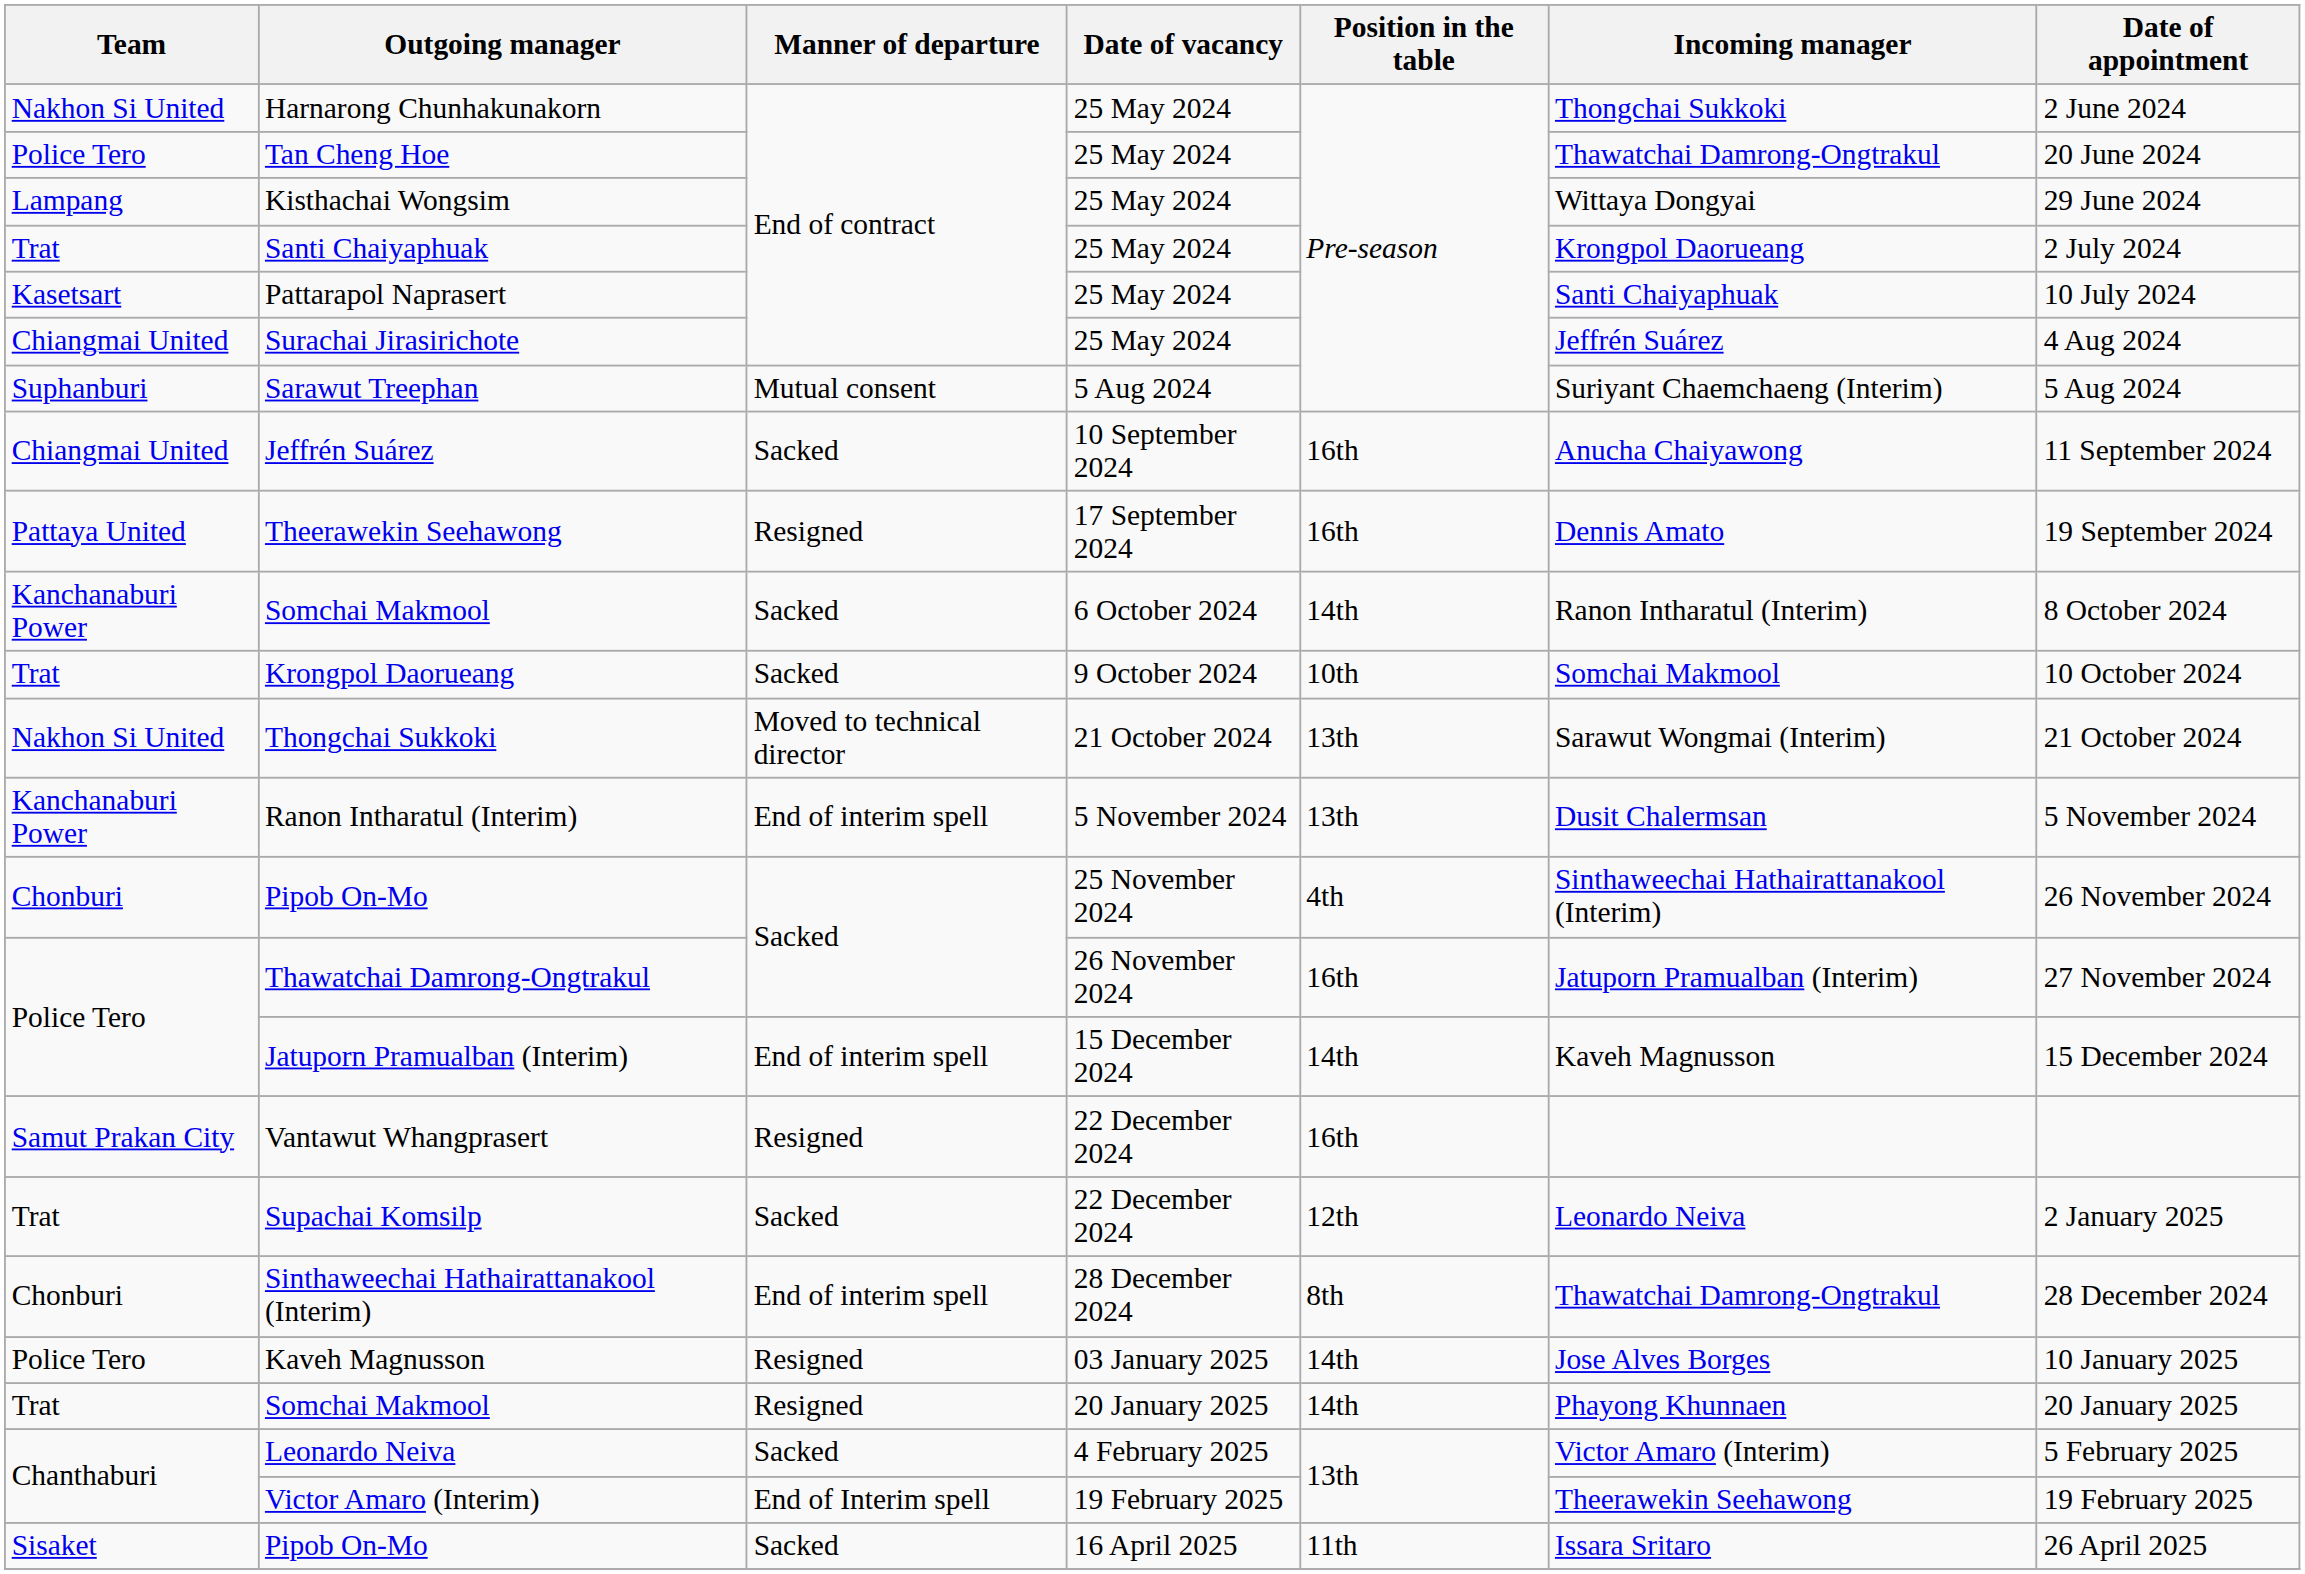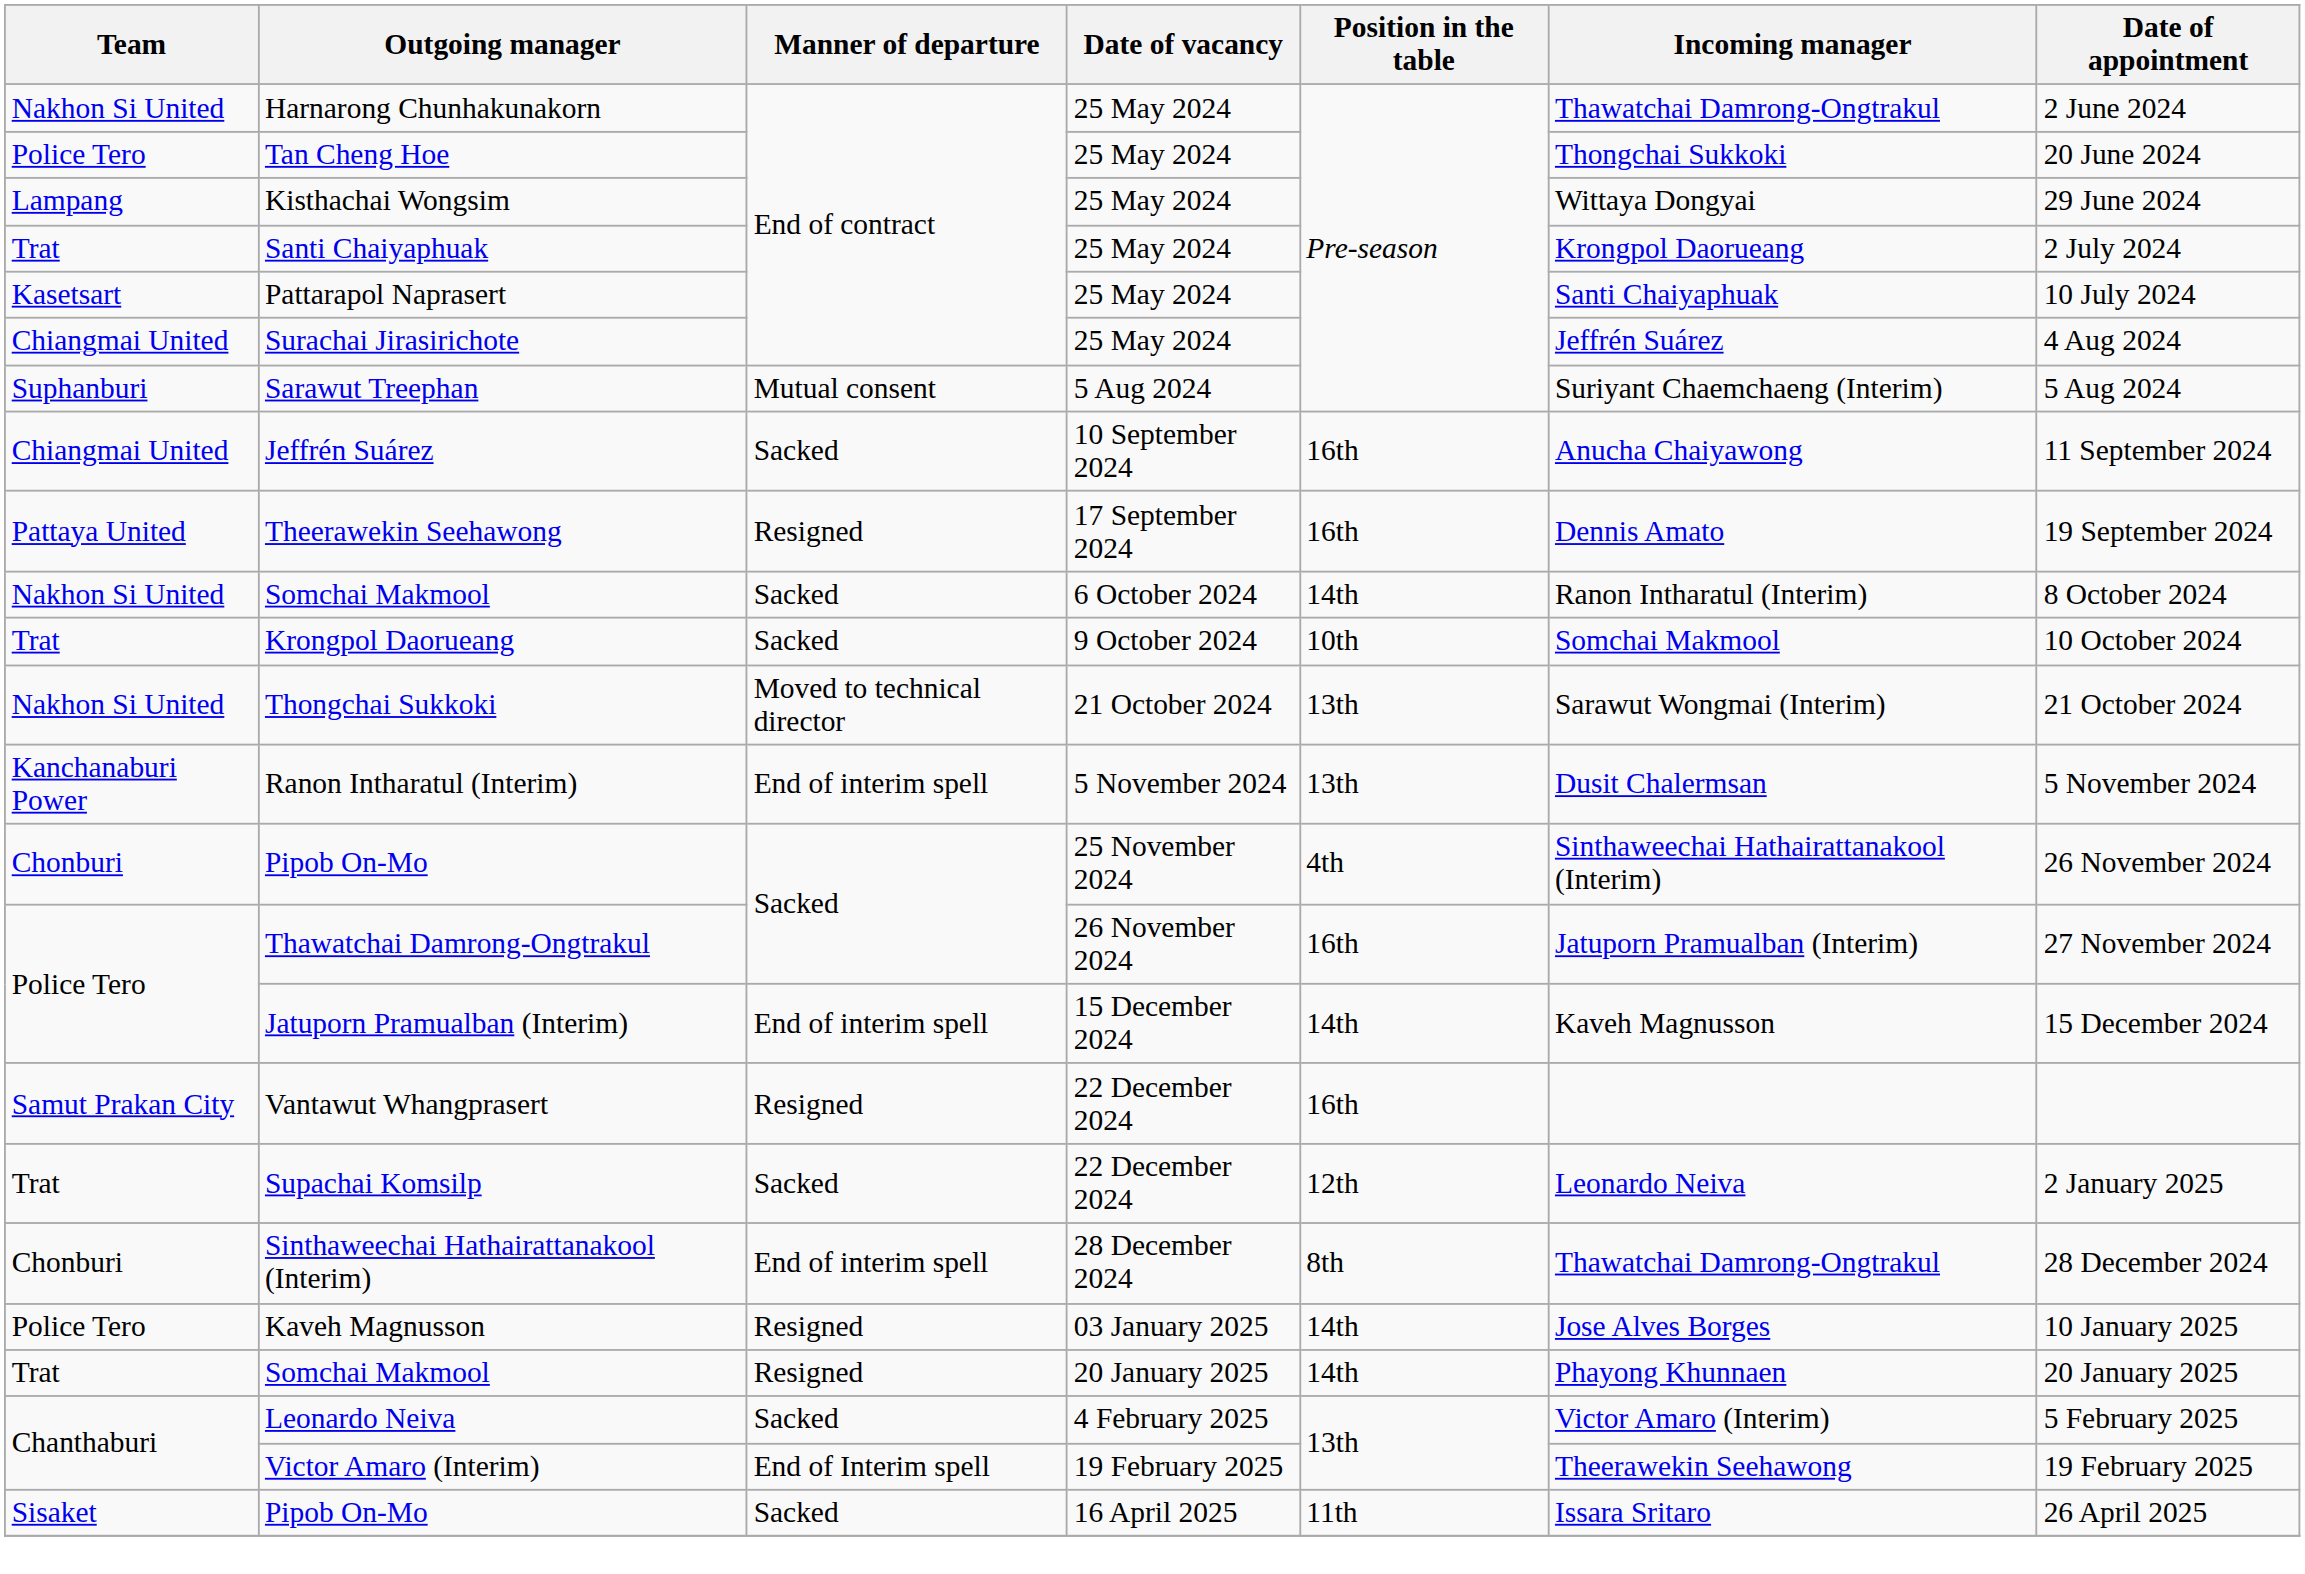(1671, 107) Thongchai Sukkoki -> (1747, 107) Thawatchai Damrong-Ongtrakul
(1747, 154) Thawatchai Damrong-Ongtrakul -> (1671, 154) Thongchai Sukkoki
(94, 610) Kanchanaburi Power -> (118, 594) Nakhon Si United
